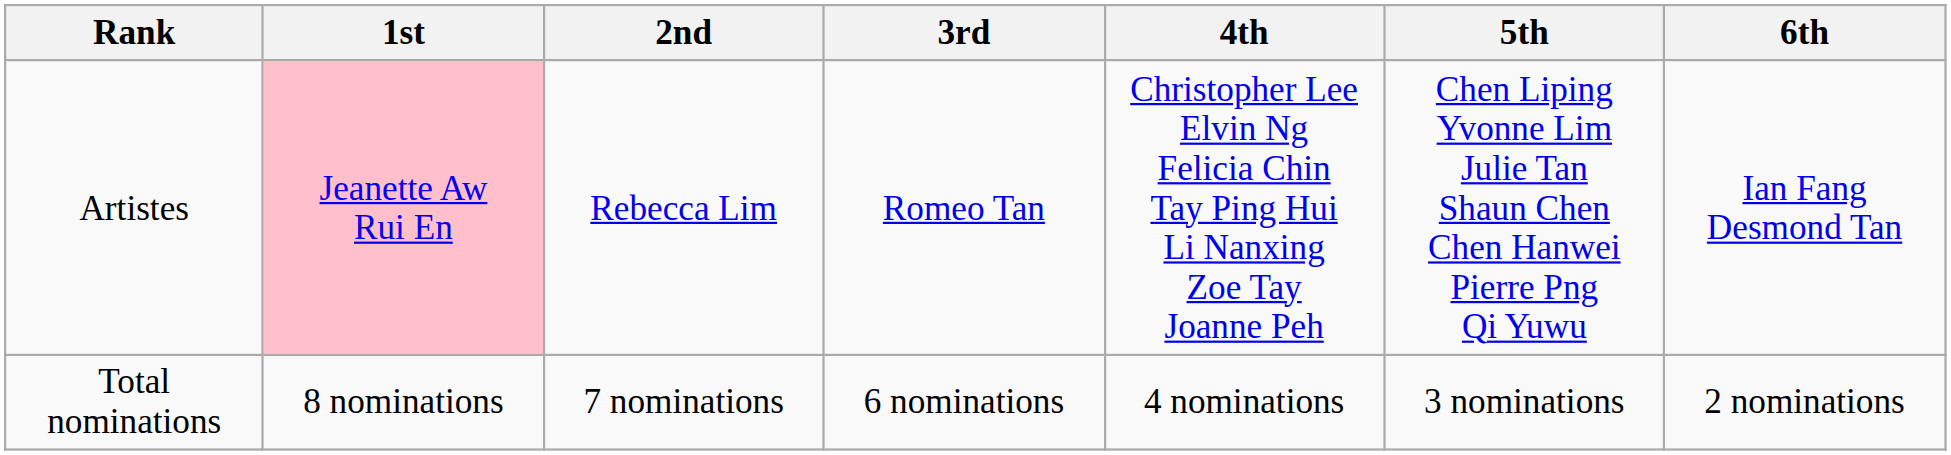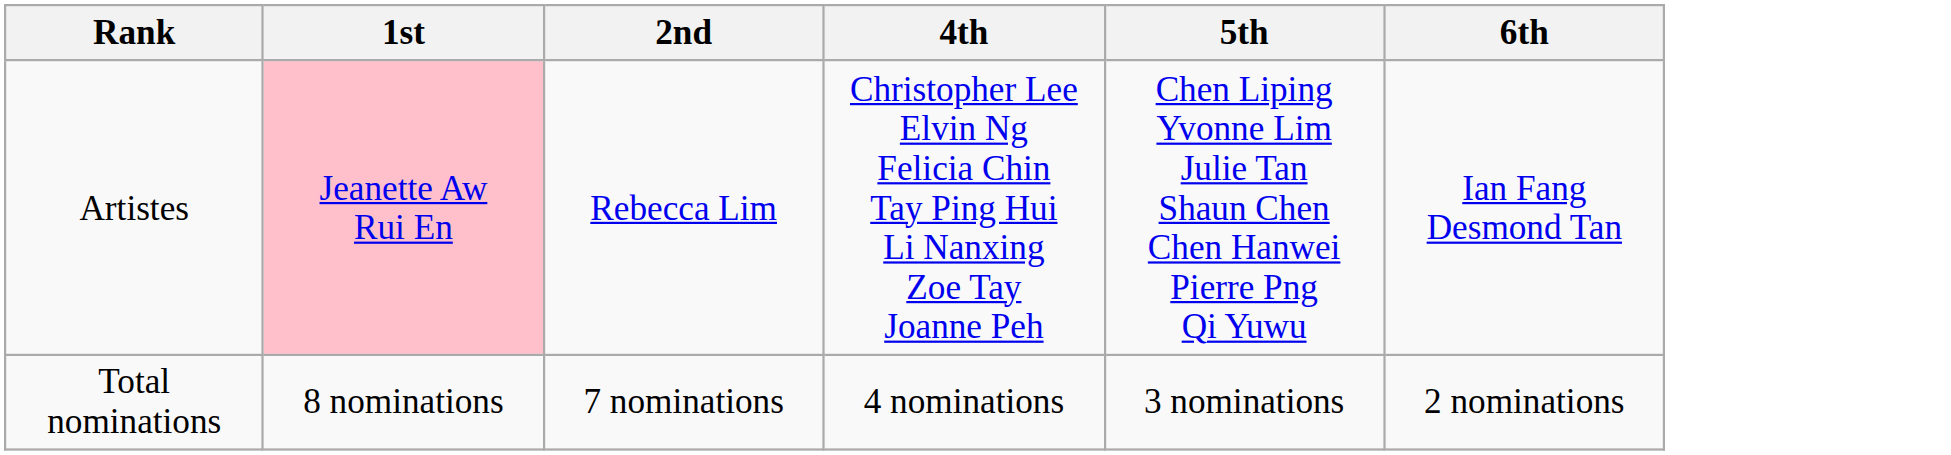- column: (964, 32)
